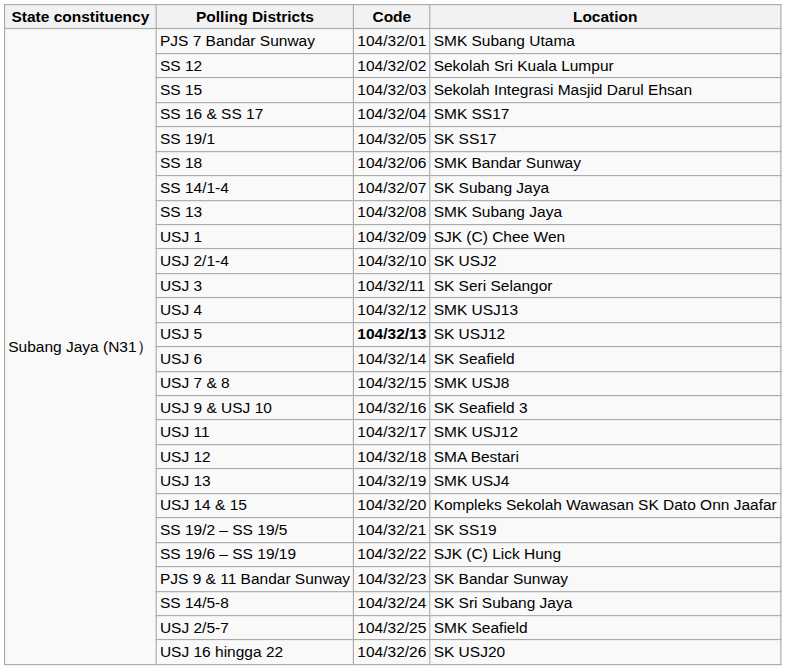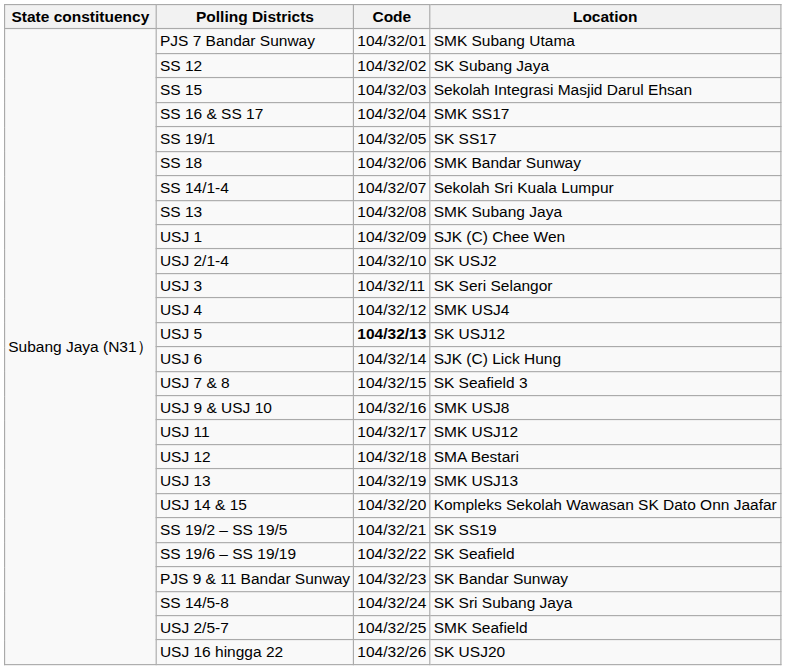(524, 65) Sekolah Sri Kuala Lumpur -> (491, 65) SK Subang Jaya
(491, 187) SK Subang Jaya -> (524, 187) Sekolah Sri Kuala Lumpur
(476, 310) SMK USJ13 -> (472, 310) SMK USJ4
(474, 359) SK Seafield -> (497, 359) SJK (C) Lick Hung
(472, 383) SMK USJ8 -> (481, 383) SK Seafield 3
(481, 407) SK Seafield 3 -> (472, 407) SMK USJ8
(472, 481) SMK USJ4 -> (476, 481) SMK USJ13
(497, 554) SJK (C) Lick Hung -> (474, 554) SK Seafield
